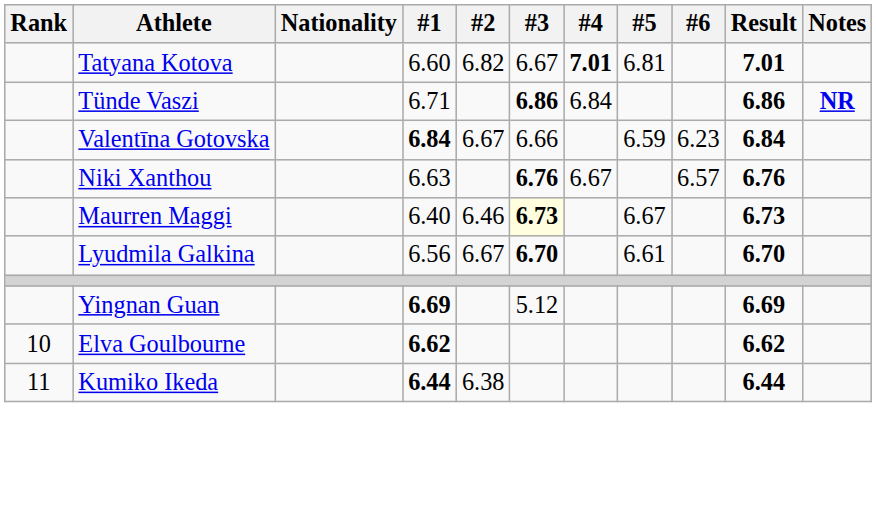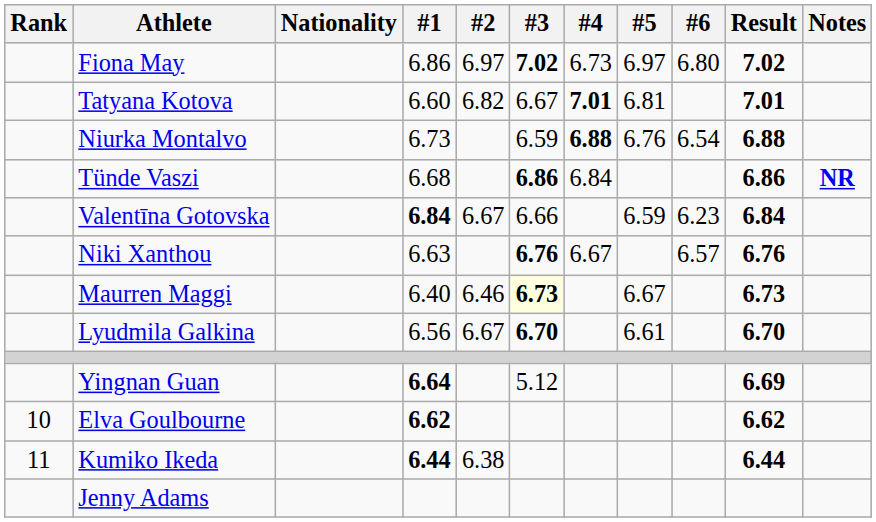+ row: (131, 62)
+ row: (162, 139)
(429, 100) 6.71 -> (429, 178) 6.68
(429, 304) 6.69 -> (429, 382) 6.64
+ row: (144, 497)
